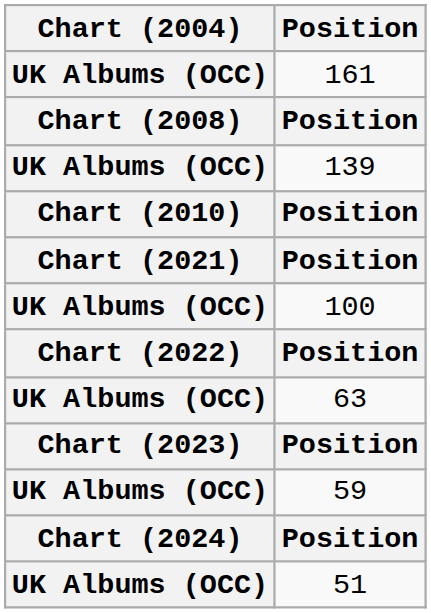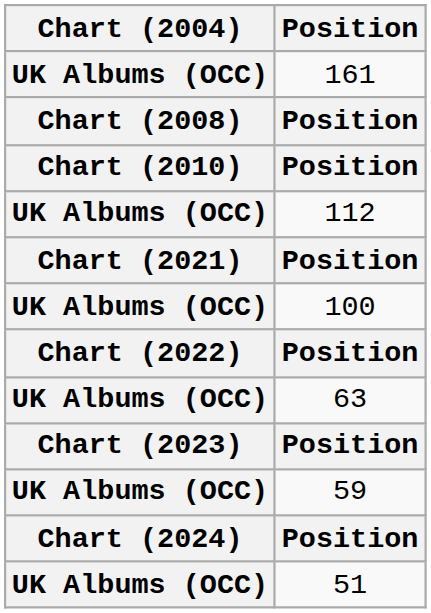- row: (350, 167)
+ row: (350, 214)
